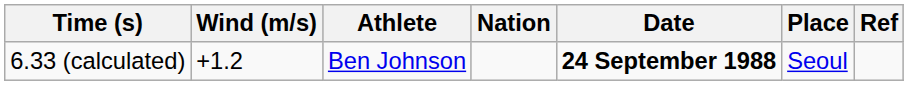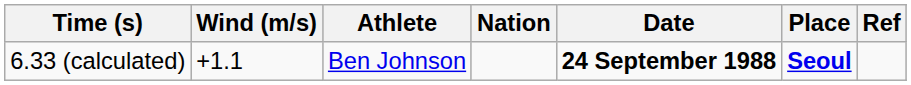(220, 60) +1.2 -> (220, 60) +1.1
(817, 60) normal -> (819, 60) bold
